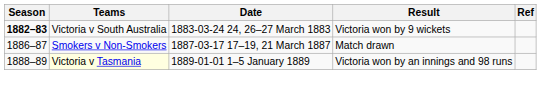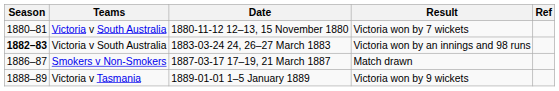+ row: (260, 29)
(393, 29) Victoria won by 9 wickets -> (442, 45) Victoria won by an innings and 98 runs
(96, 62) lightyellow background -> (96, 78) no background
(424, 62) Victoria won by an innings and 98 runs -> (411, 78) Victoria won by 9 wickets
